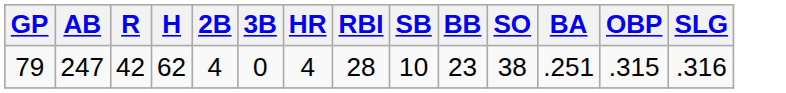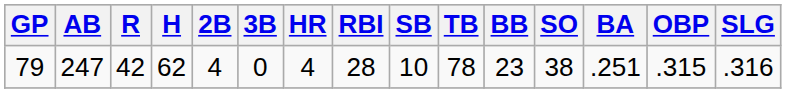+ column: (461, 25)
